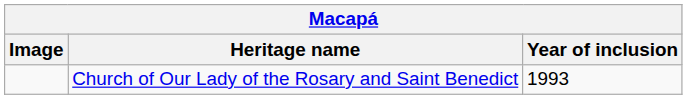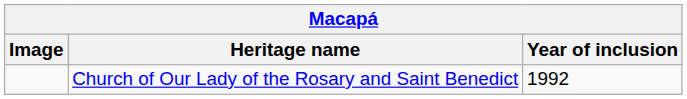(548, 79) 1993 -> (548, 79) 1992
